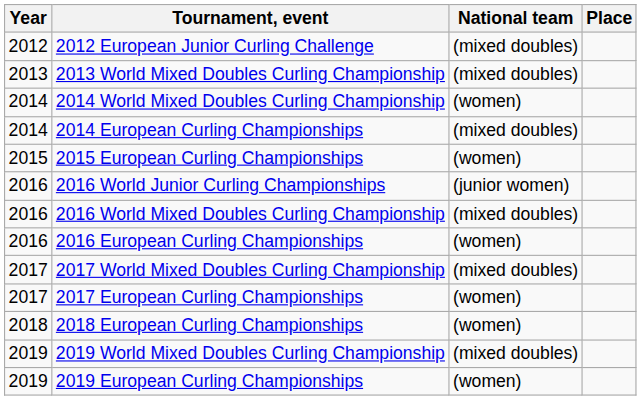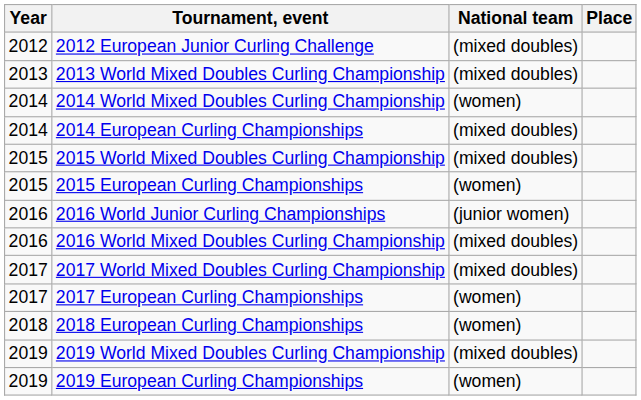+ row: (250, 158)
- row: (209, 241)
